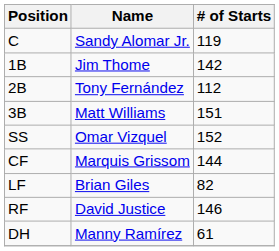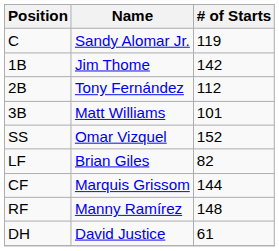(210, 112) 151 -> (210, 112) 101
rows swapped: (17, 185) <-> (18, 161)
(120, 209) David Justice -> (129, 209) Manny Ramírez
(210, 209) 146 -> (210, 209) 148
(129, 233) Manny Ramírez -> (120, 233) David Justice
